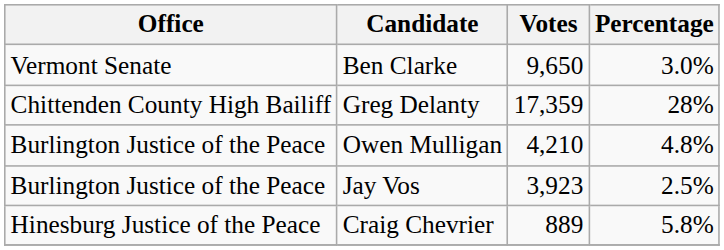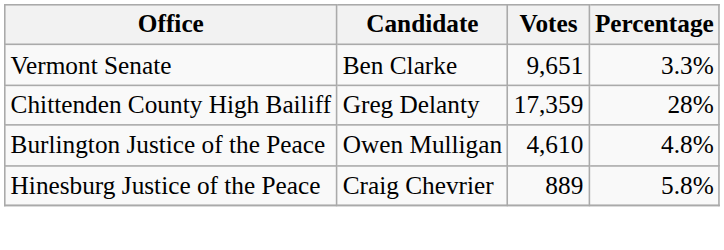(555, 64) 9,650 -> (555, 64) 9,651
(687, 64) 3.0% -> (687, 64) 3.3%
(555, 144) 4,210 -> (555, 144) 4,610
- row: (381, 184)
